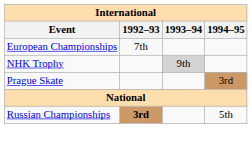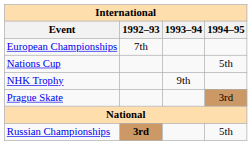+ row: (34, 64)
(183, 64) lightgrey background -> (183, 81) no background
